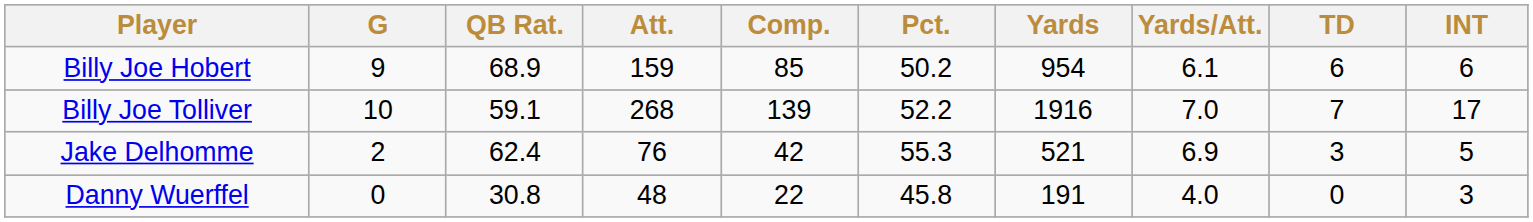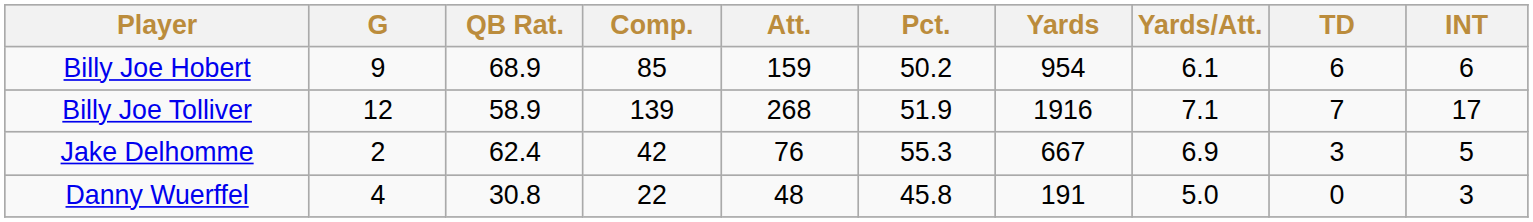columns swapped: (789, 25) <-> (652, 25)
(378, 110) 10 -> (378, 110) 12
(515, 110) 59.1 -> (515, 110) 58.9
(926, 110) 52.2 -> (926, 110) 51.9
(1200, 110) 7.0 -> (1200, 110) 7.1
(1063, 152) 521 -> (1063, 152) 667
(378, 195) 0 -> (378, 195) 4
(1200, 195) 4.0 -> (1200, 195) 5.0
